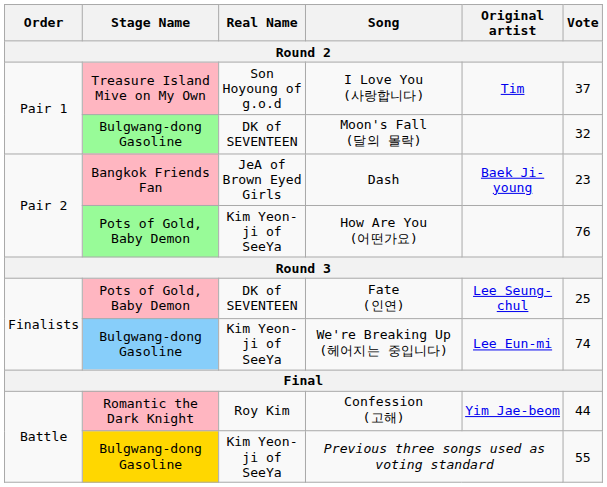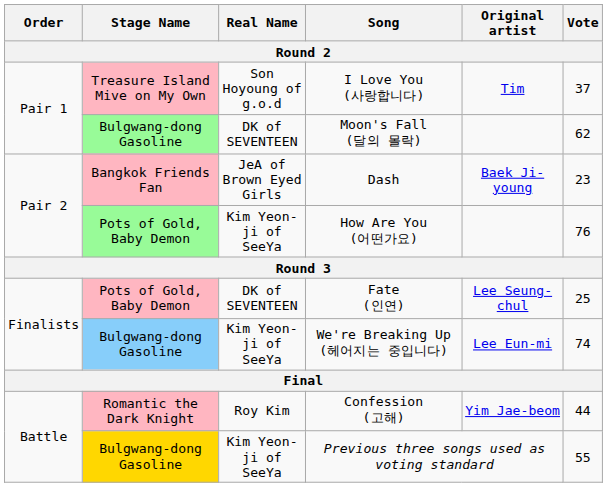(583, 134) 32 -> (583, 134) 62
